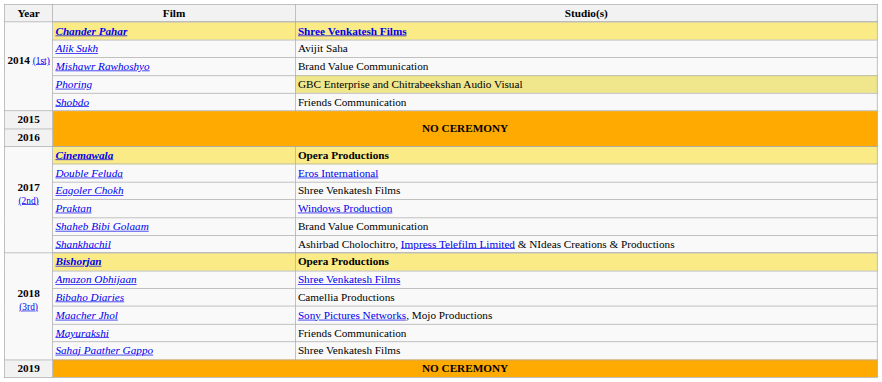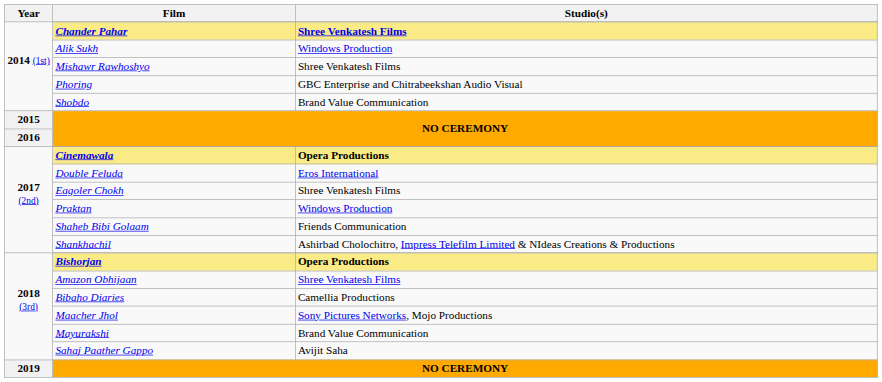(323, 48) Avijit Saha -> (345, 48) Windows Production
(363, 66) Brand Value Communication -> (349, 66) Shree Venkatesh Films
(410, 84) khaki background -> (410, 84) no background
(352, 102) Friends Communication -> (363, 102) Brand Value Communication
(363, 226) Brand Value Communication -> (352, 226) Friends Communication
(352, 333) Friends Communication -> (363, 333) Brand Value Communication
(349, 350) Shree Venkatesh Films -> (323, 350) Avijit Saha
